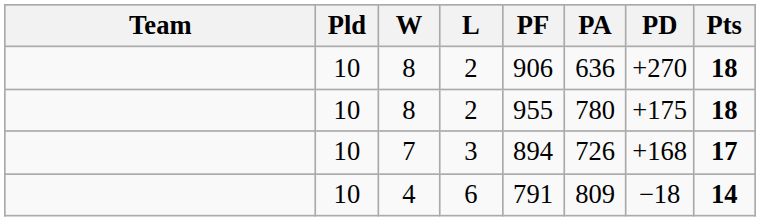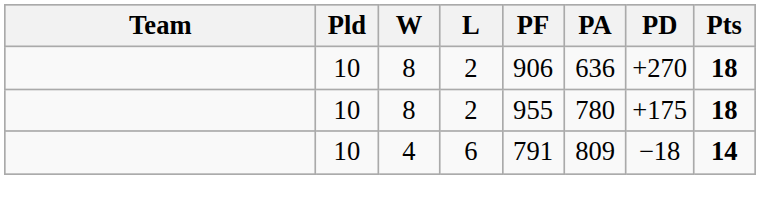- row: (409, 151)
